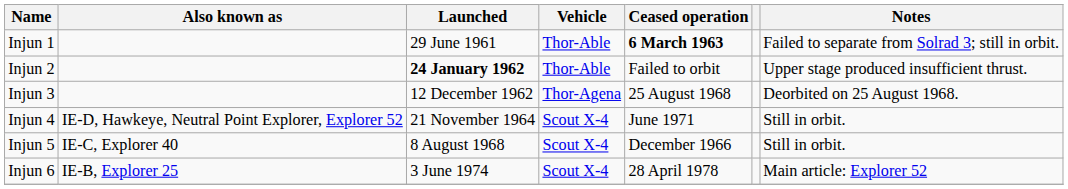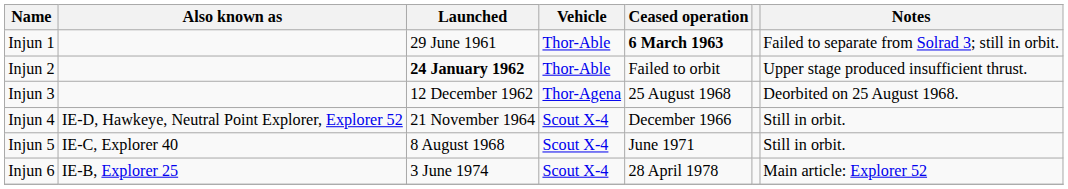(662, 119) June 1971 -> (680, 119) December 1966
(680, 145) December 1966 -> (662, 145) June 1971
